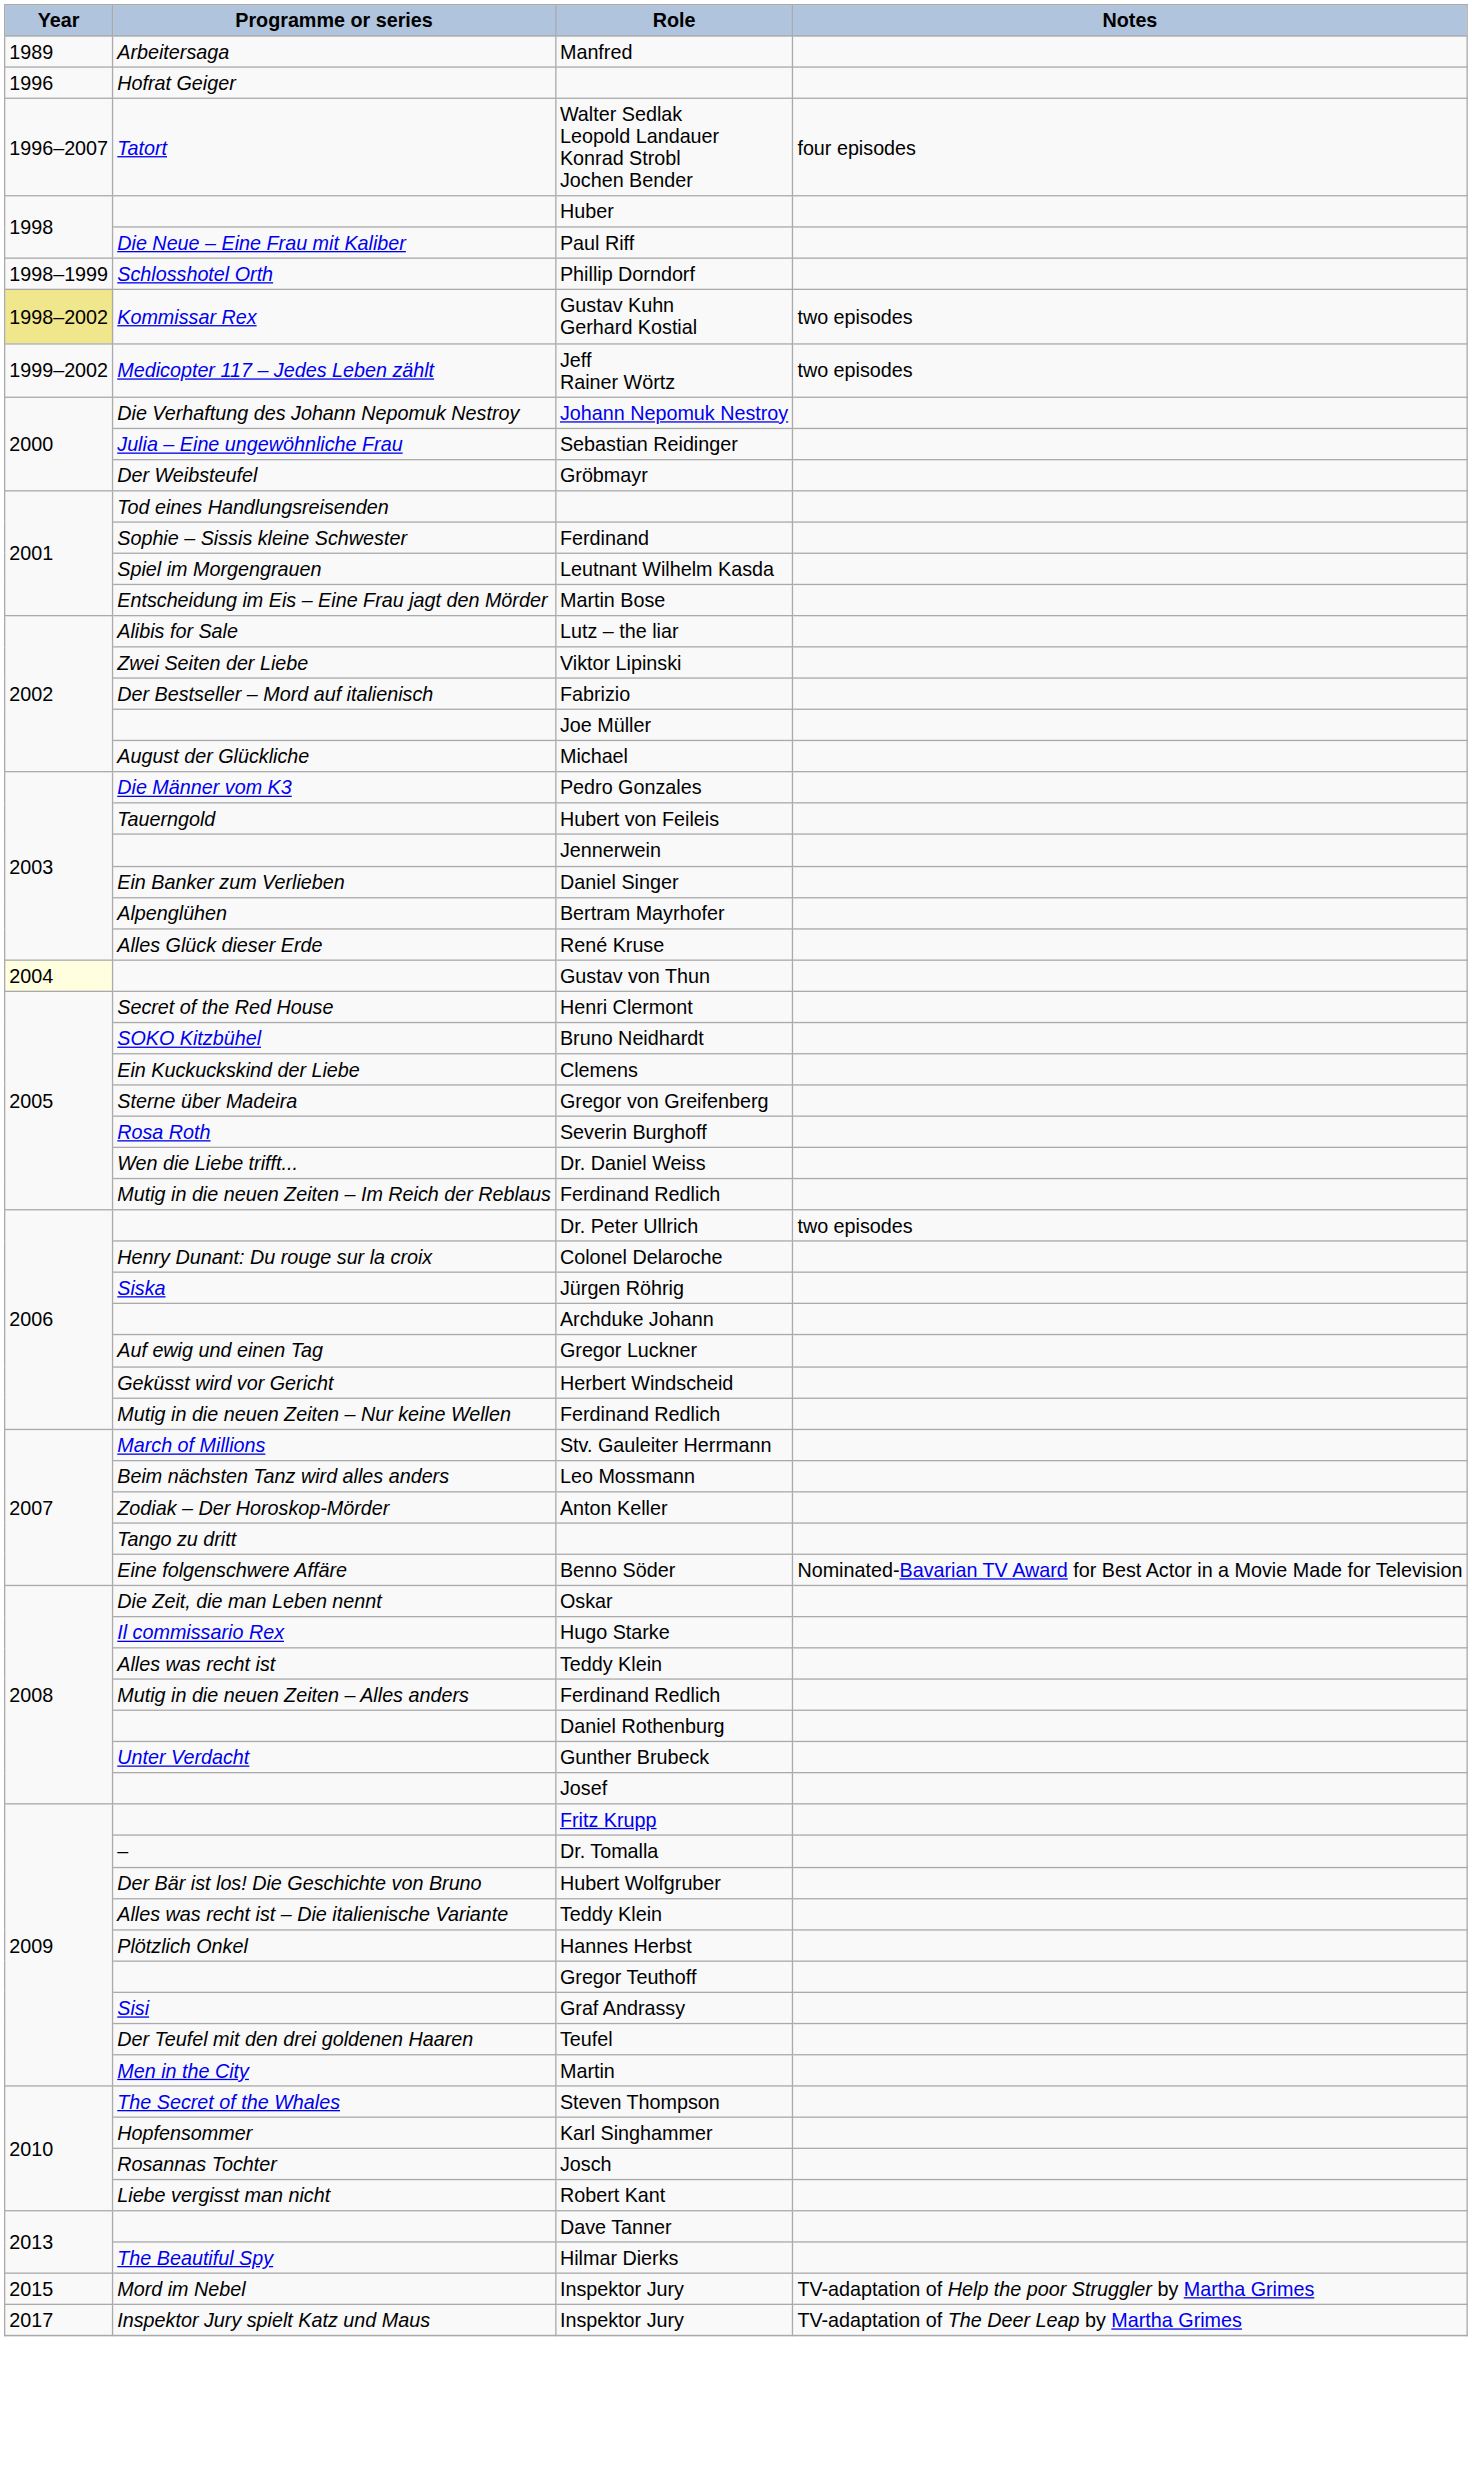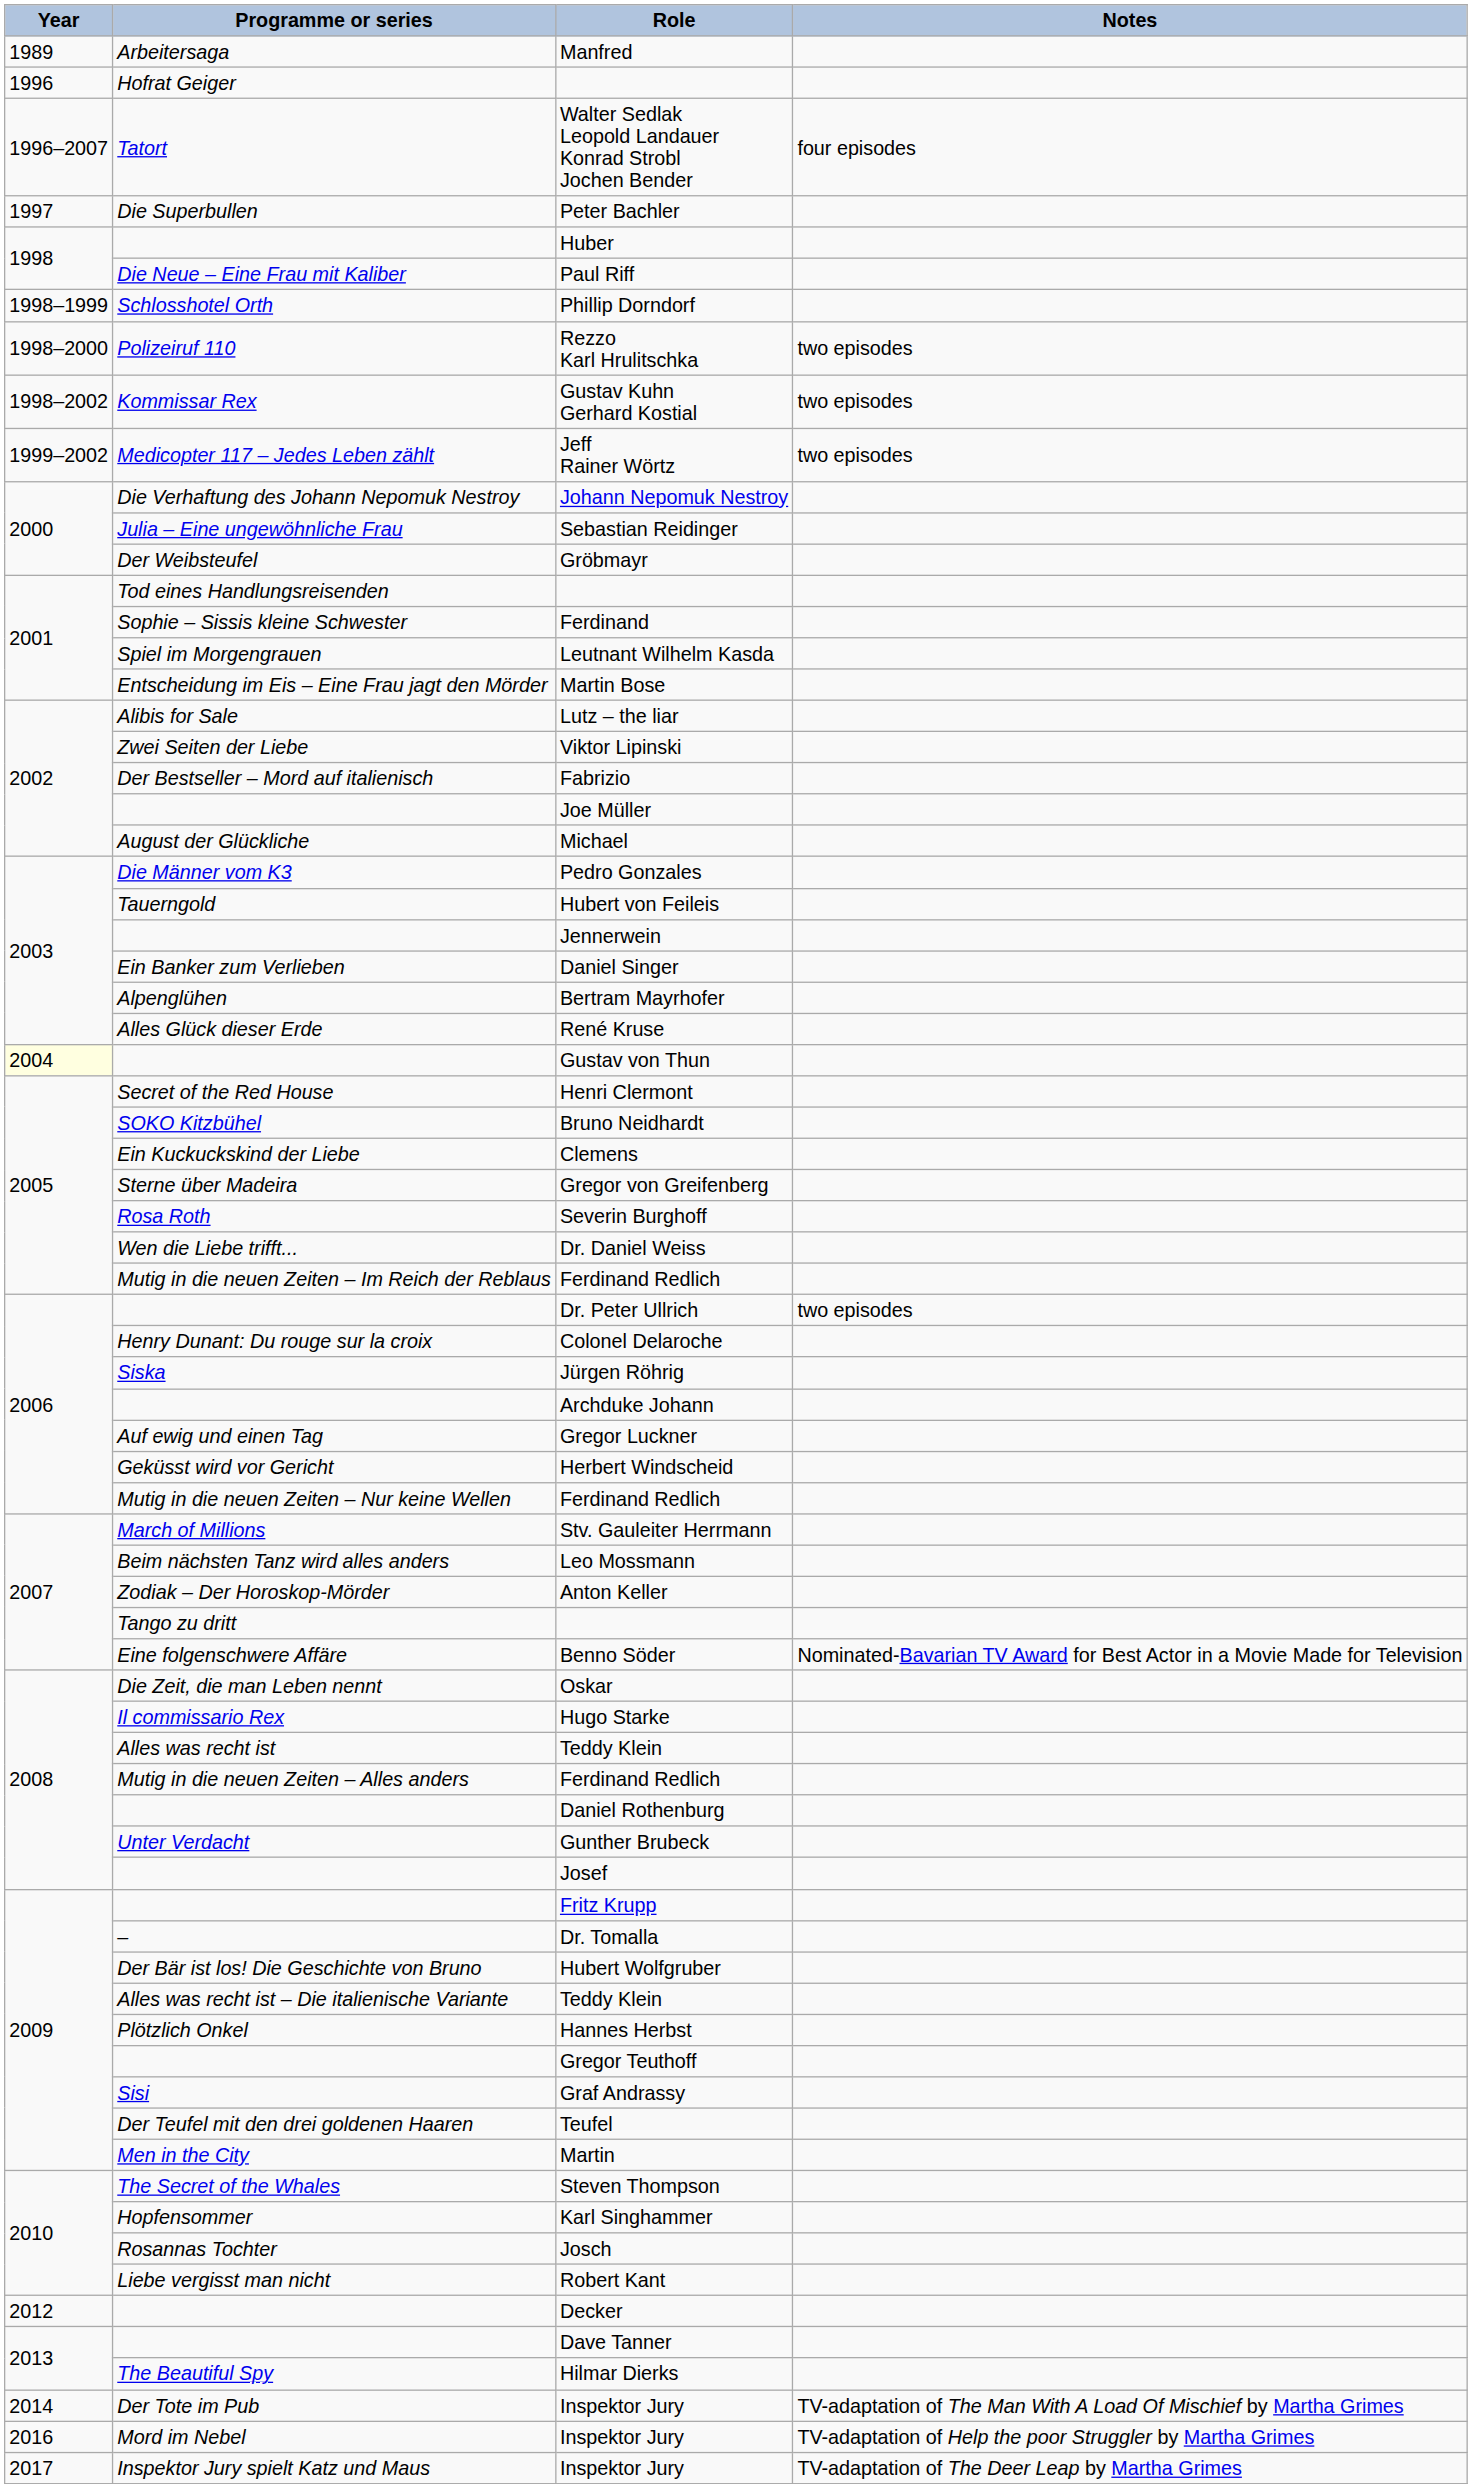+ row: (188, 212)
+ row: (176, 348)
(59, 317) khaki background -> (59, 401) no background
+ row: (334, 2311)
+ row: (188, 2405)
(31, 2289) 2015 -> (31, 2437) 2016
